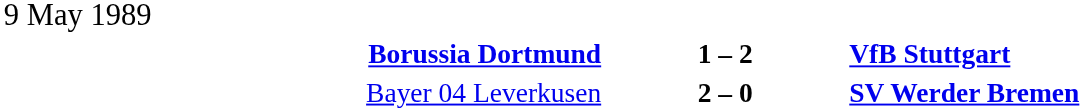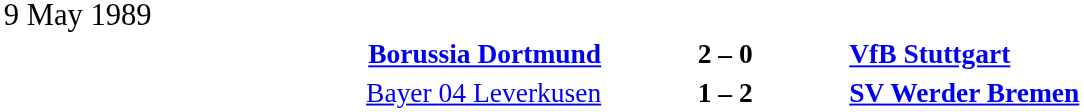(725, 54) 1 – 2 -> (725, 54) 2 – 0
(725, 92) 2 – 0 -> (725, 92) 1 – 2
